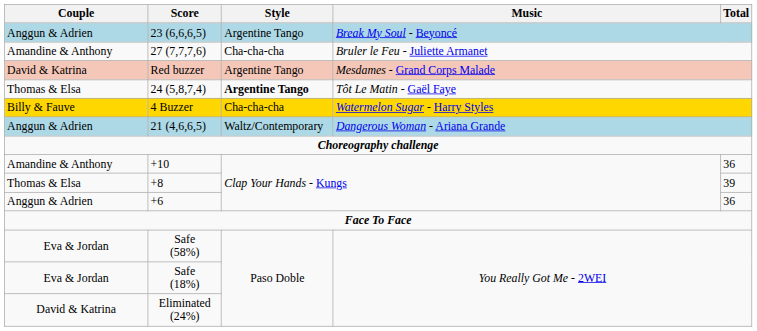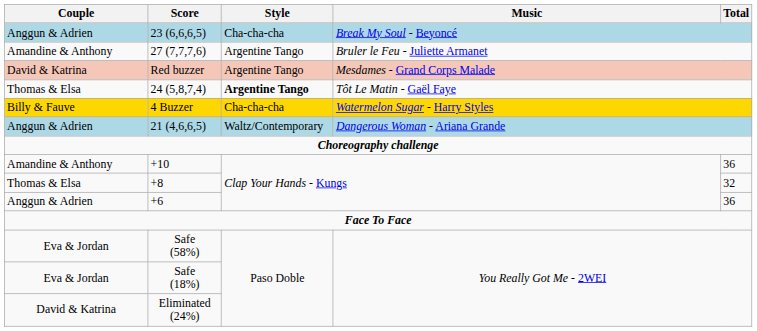(264, 32) Argentine Tango -> (254, 32) Cha-cha-cha
(254, 51) Cha-cha-cha -> (264, 51) Argentine Tango
(729, 182) 39 -> (729, 182) 32
